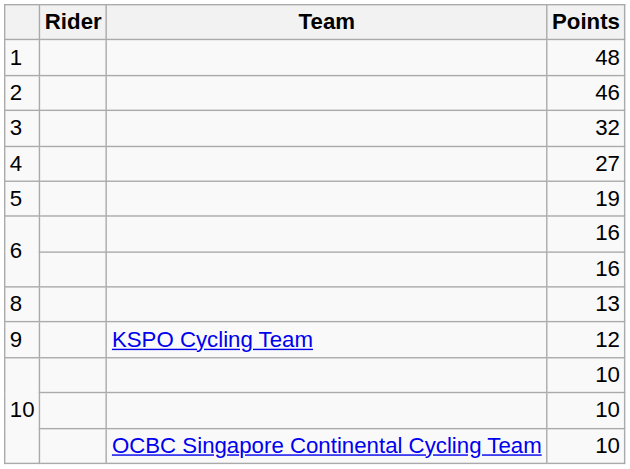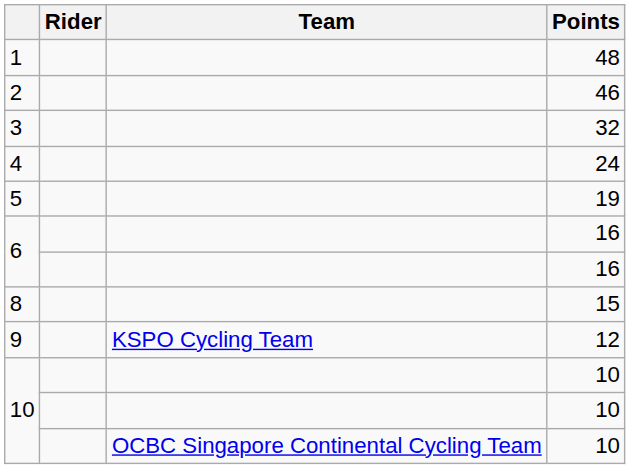(608, 163) 27 -> (608, 163) 24
(608, 304) 13 -> (608, 304) 15
